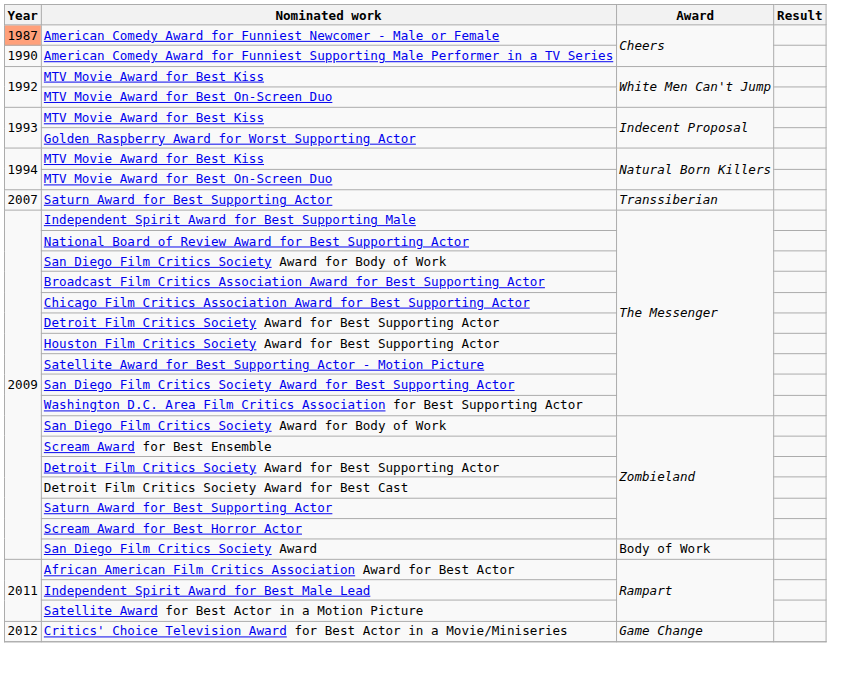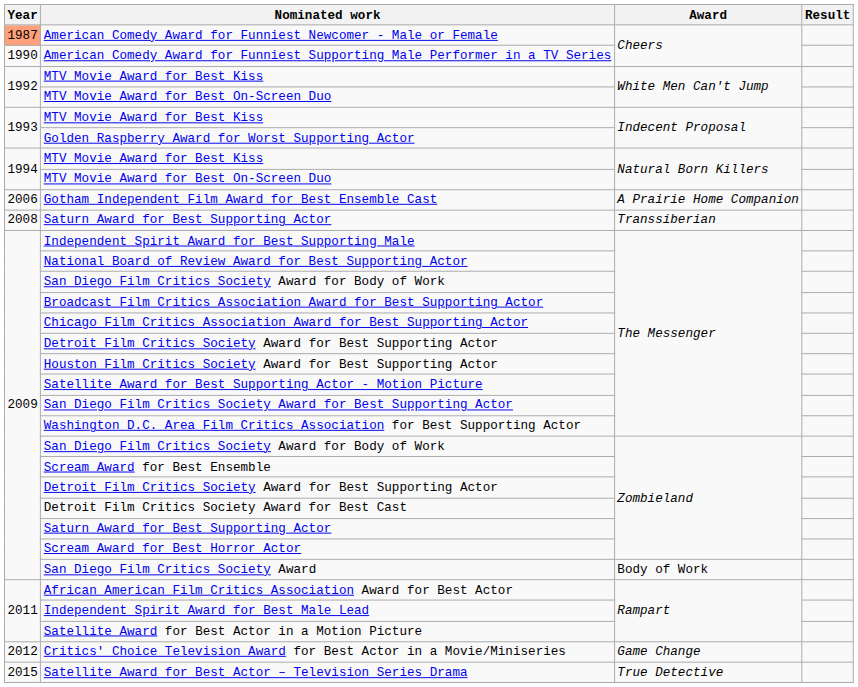+ row: (241, 200)
(23, 200) 2007 -> (23, 220) 2008
+ row: (256, 672)
